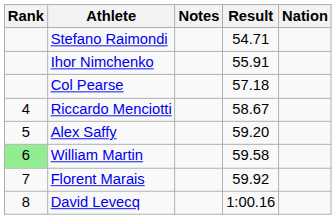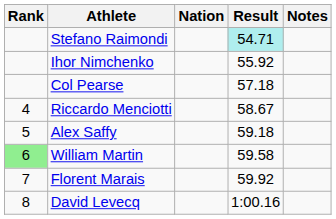columns swapped: (305, 16) <-> (199, 16)
(251, 39) no background -> (256, 39) paleturquoise background
(251, 62) 55.91 -> (256, 62) 55.92
(251, 132) 59.20 -> (256, 132) 59.18
